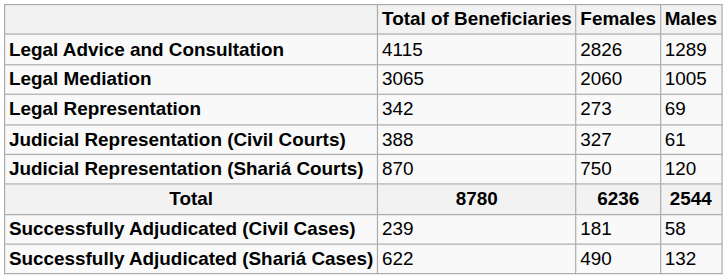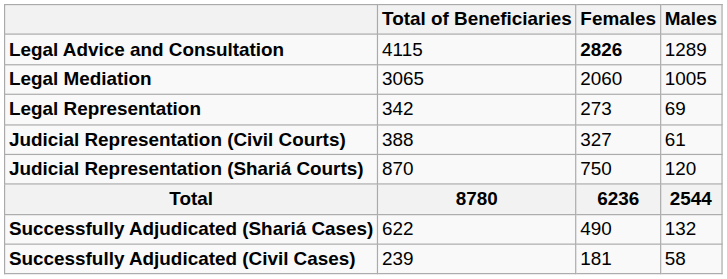(601, 49) normal -> (601, 49) bold
rows swapped: (182, 229) <-> (191, 259)
